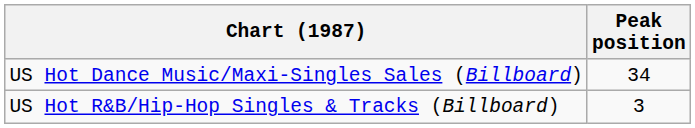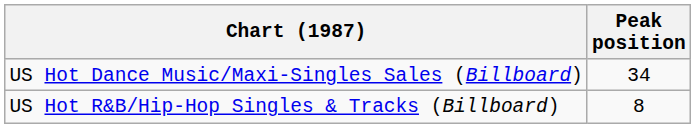(639, 107) 3 -> (639, 107) 8
